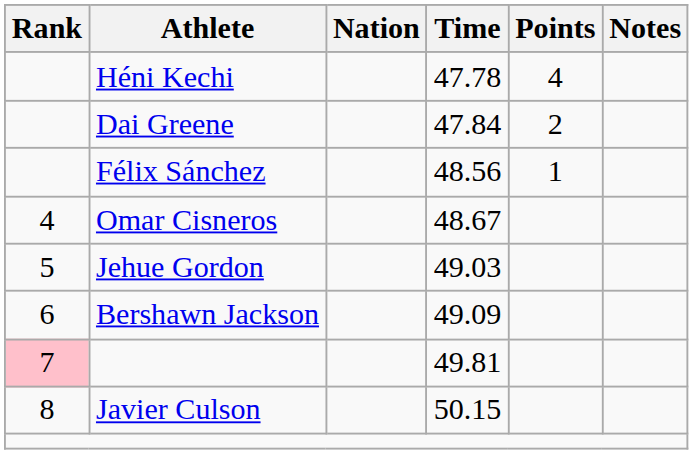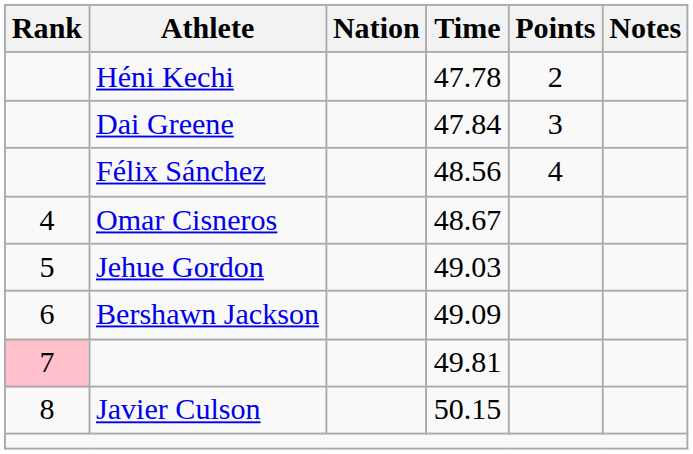(555, 76) 4 -> (555, 76) 2
(555, 123) 2 -> (555, 123) 3
(555, 171) 1 -> (555, 171) 4
